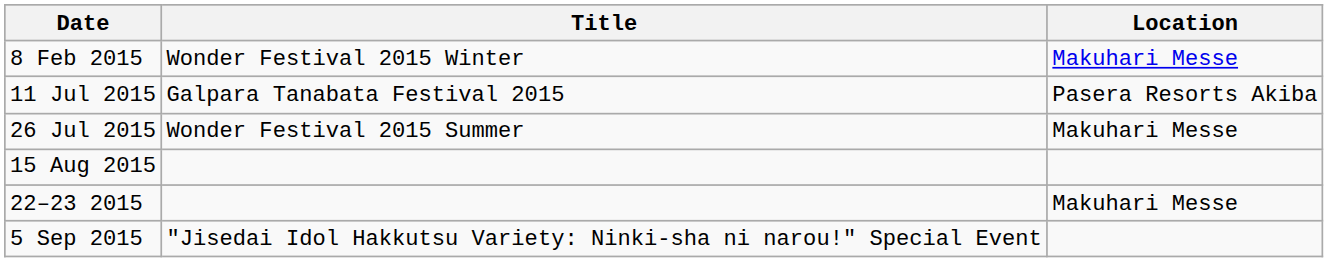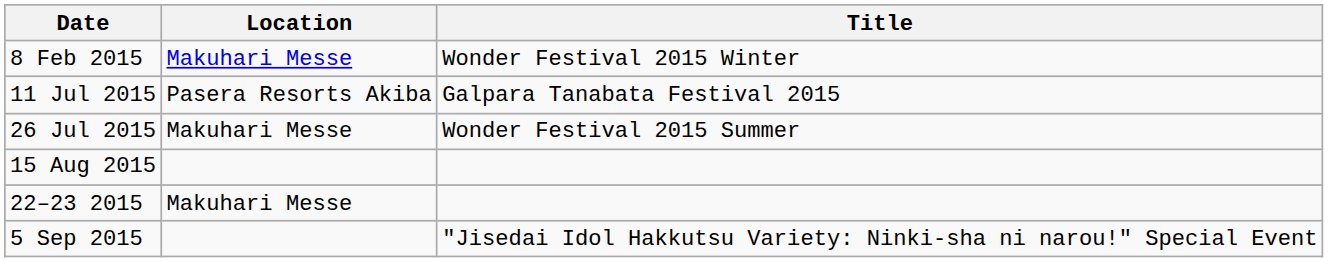columns swapped: (604, 23) <-> (1185, 23)
